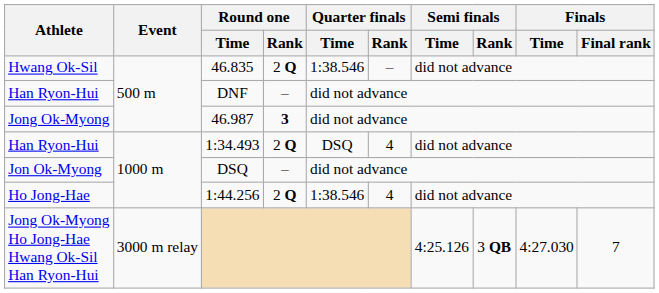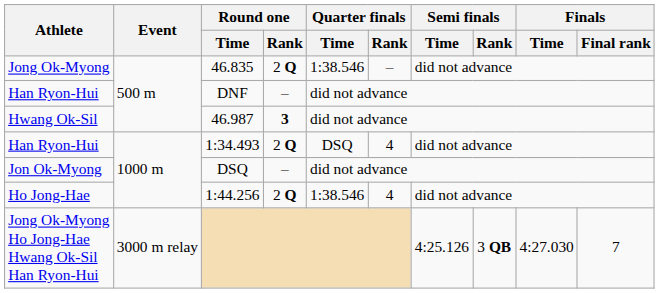(53, 68) Hwang Ok-Sil -> (59, 68) Jong Ok-Myong
(59, 119) Jong Ok-Myong -> (53, 119) Hwang Ok-Sil
